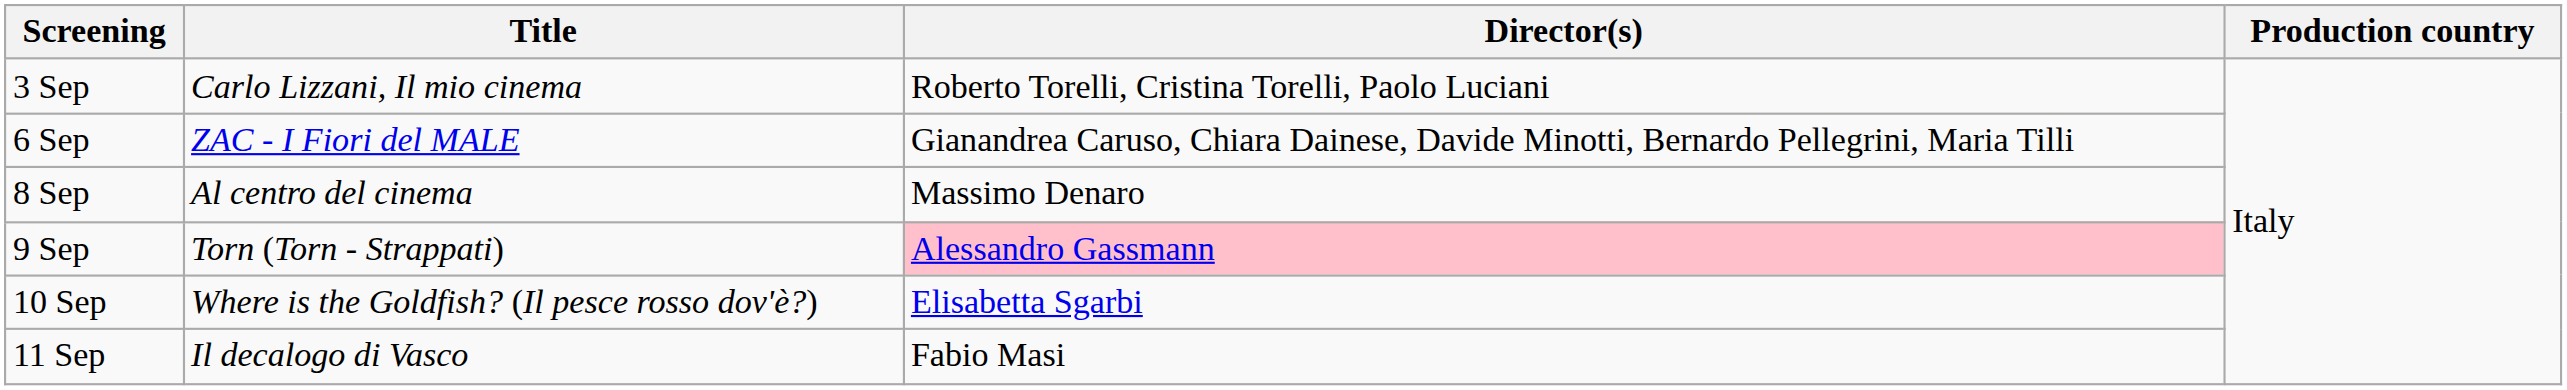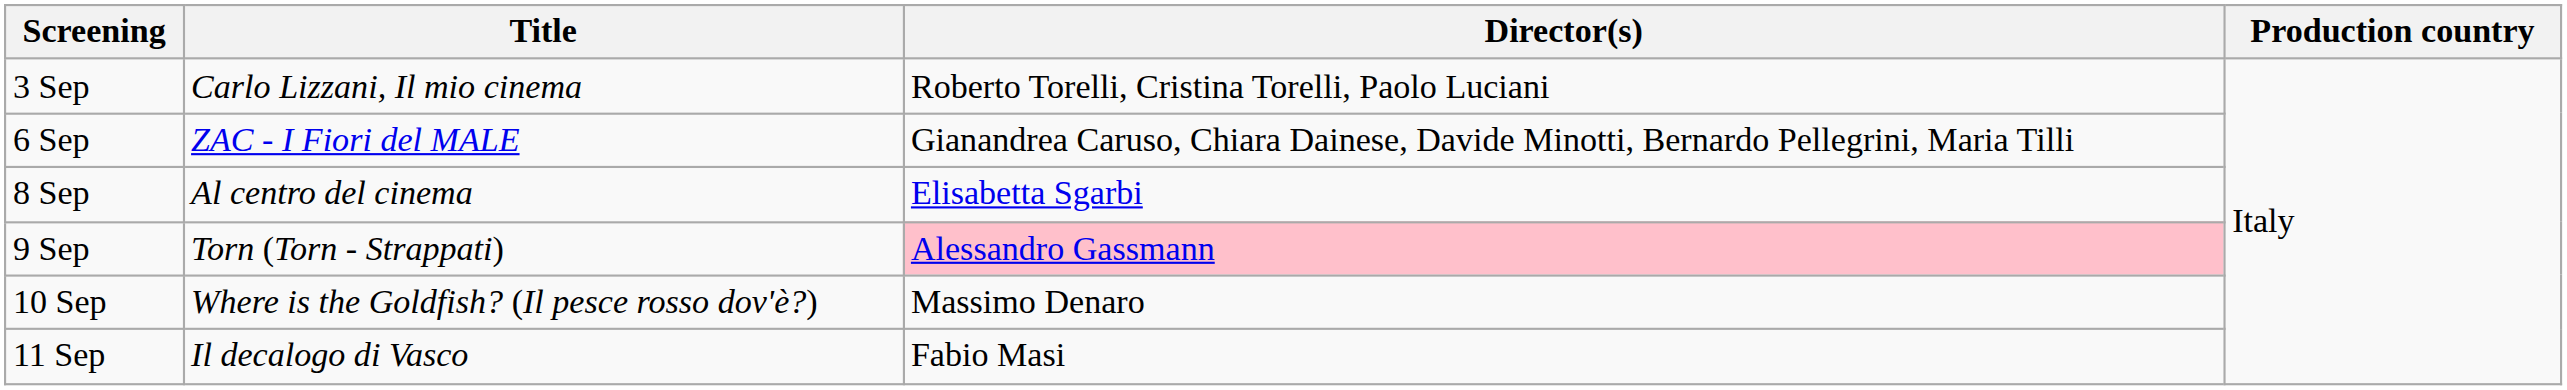(1028, 193) Massimo Denaro -> (1027, 193) Elisabetta Sgarbi
(1027, 301) Elisabetta Sgarbi -> (1028, 301) Massimo Denaro
